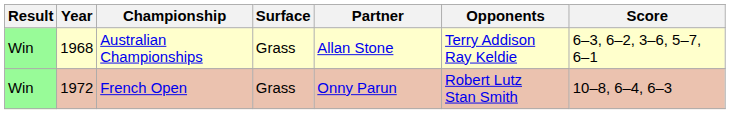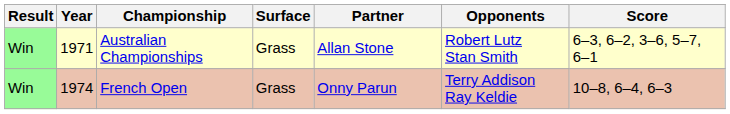(77, 48) 1968 -> (77, 48) 1971
(490, 48) Terry Addison Ray Keldie -> (484, 48) Robert Lutz Stan Smith
(77, 88) 1972 -> (77, 88) 1974
(484, 88) Robert Lutz Stan Smith -> (490, 88) Terry Addison Ray Keldie
